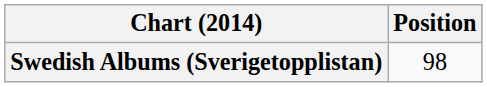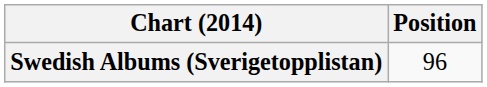(435, 61) 98 -> (435, 61) 96
